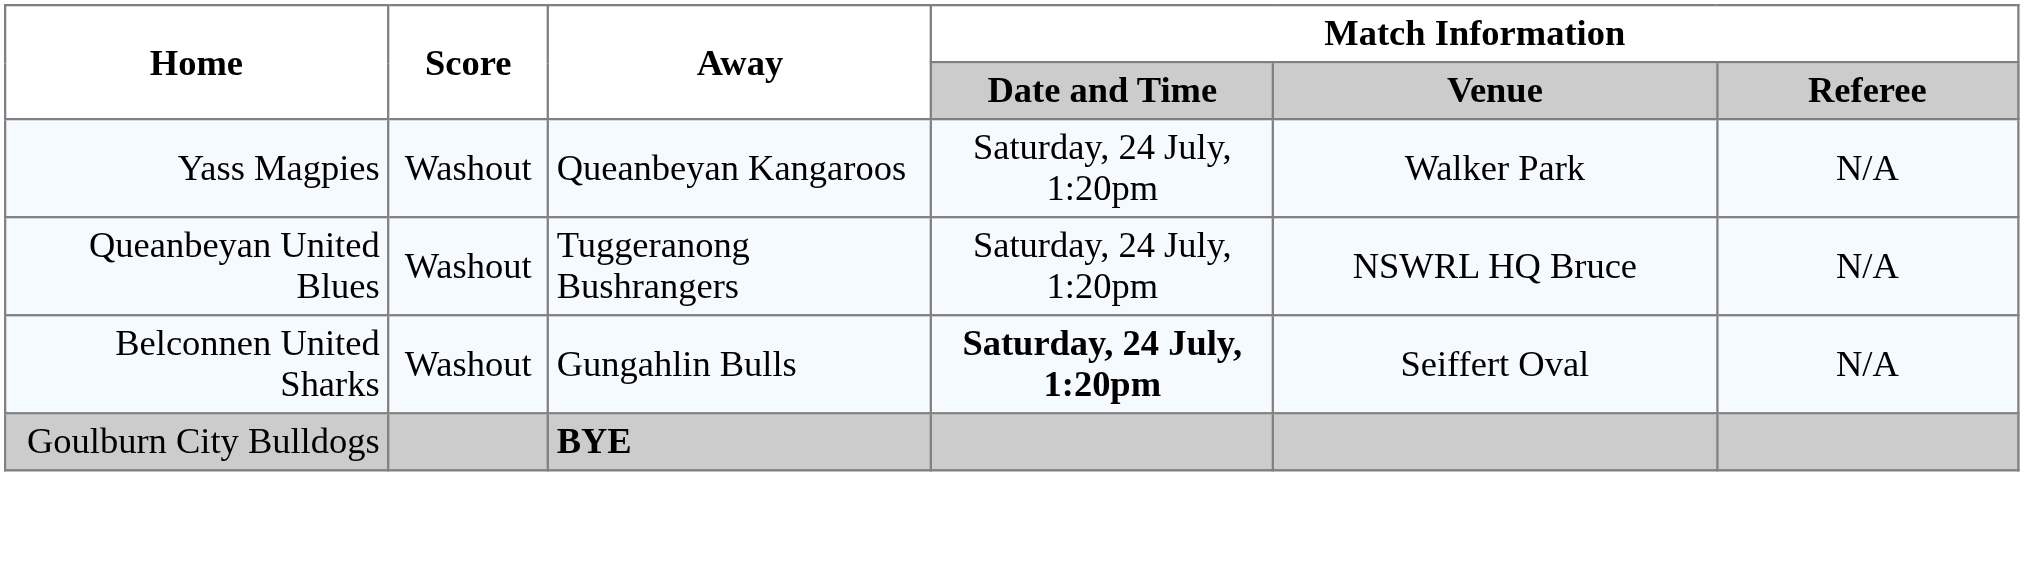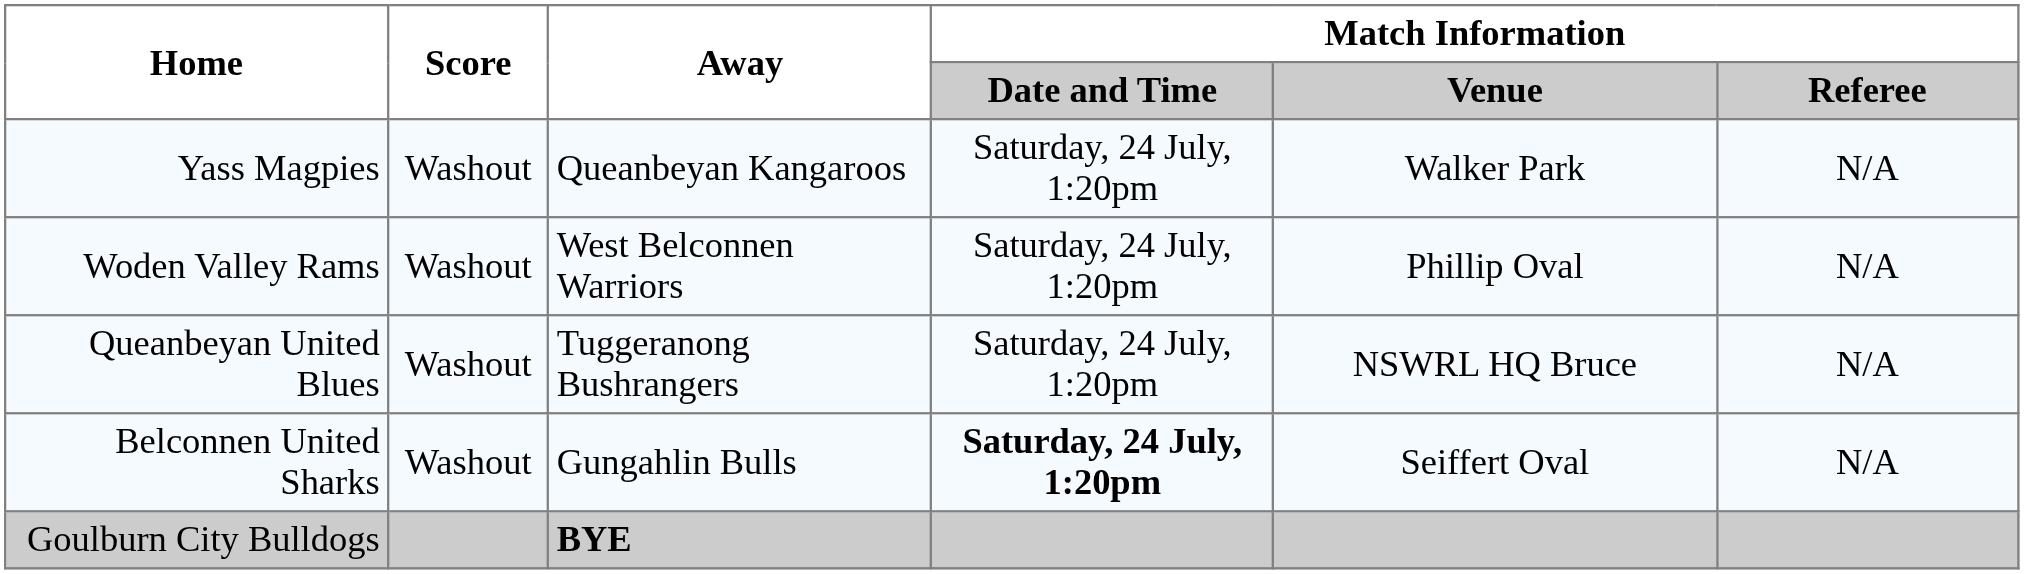+ row: (232, 265)
